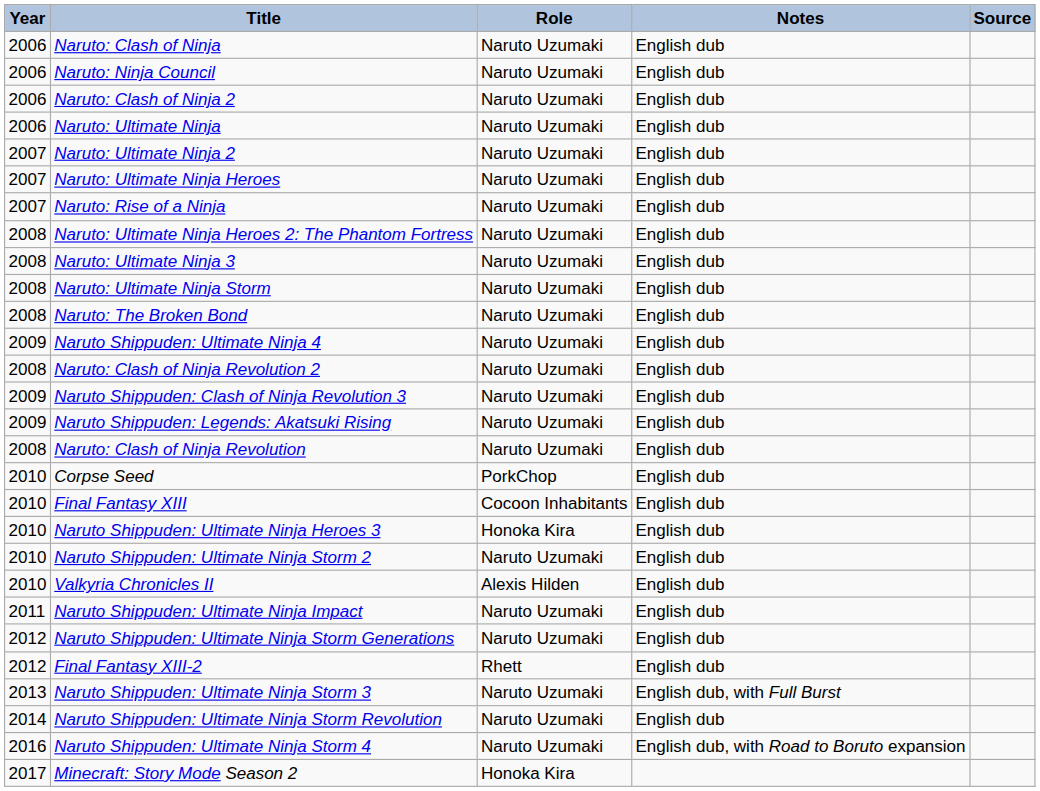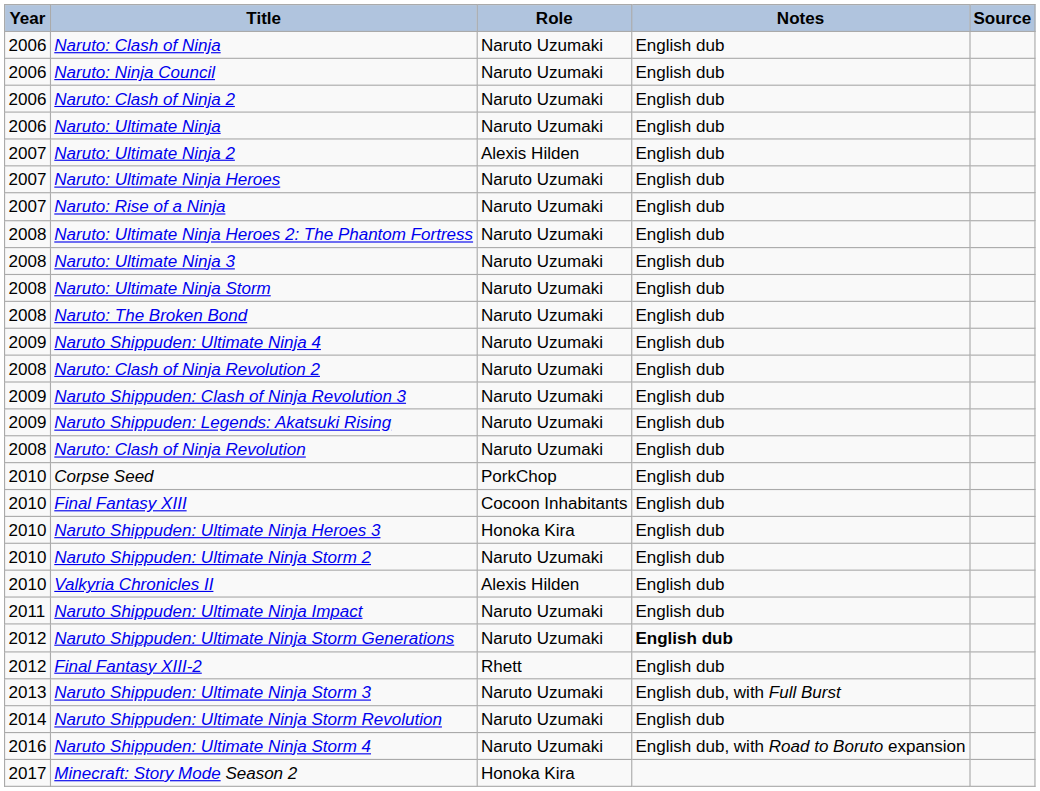(542, 153) Naruto Uzumaki -> (530, 153) Alexis Hilden
(680, 638) normal -> (684, 638) bold
